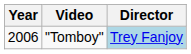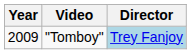(23, 37) 2006 -> (23, 37) 2009
